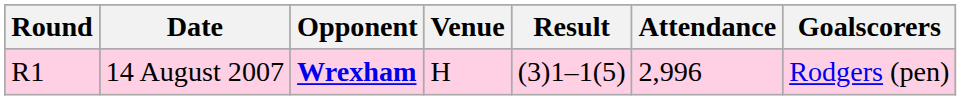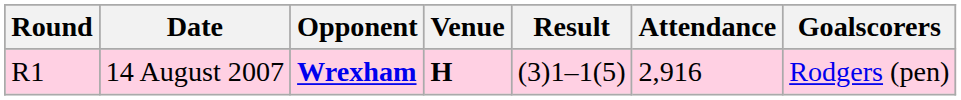(441, 71) normal -> (442, 71) bold
(670, 71) 2,996 -> (670, 71) 2,916
